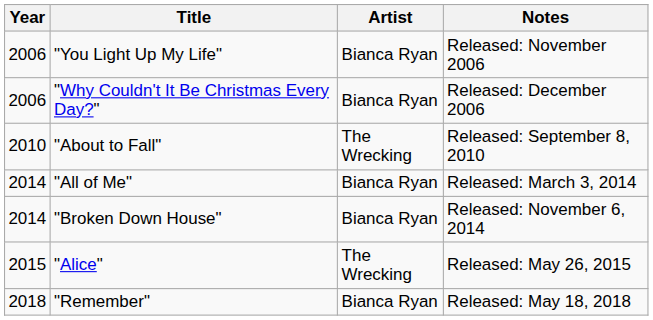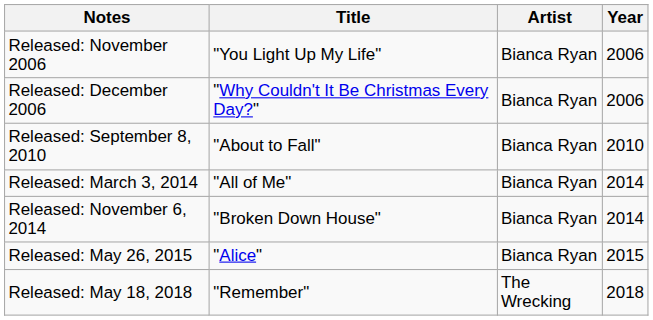columns swapped: (27, 17) <-> (546, 17)
(377, 146) The Wrecking -> (549, 146) Bianca Ryan
(377, 265) The Wrecking -> (549, 255) Bianca Ryan
(390, 301) Bianca Ryan -> (536, 292) The Wrecking
